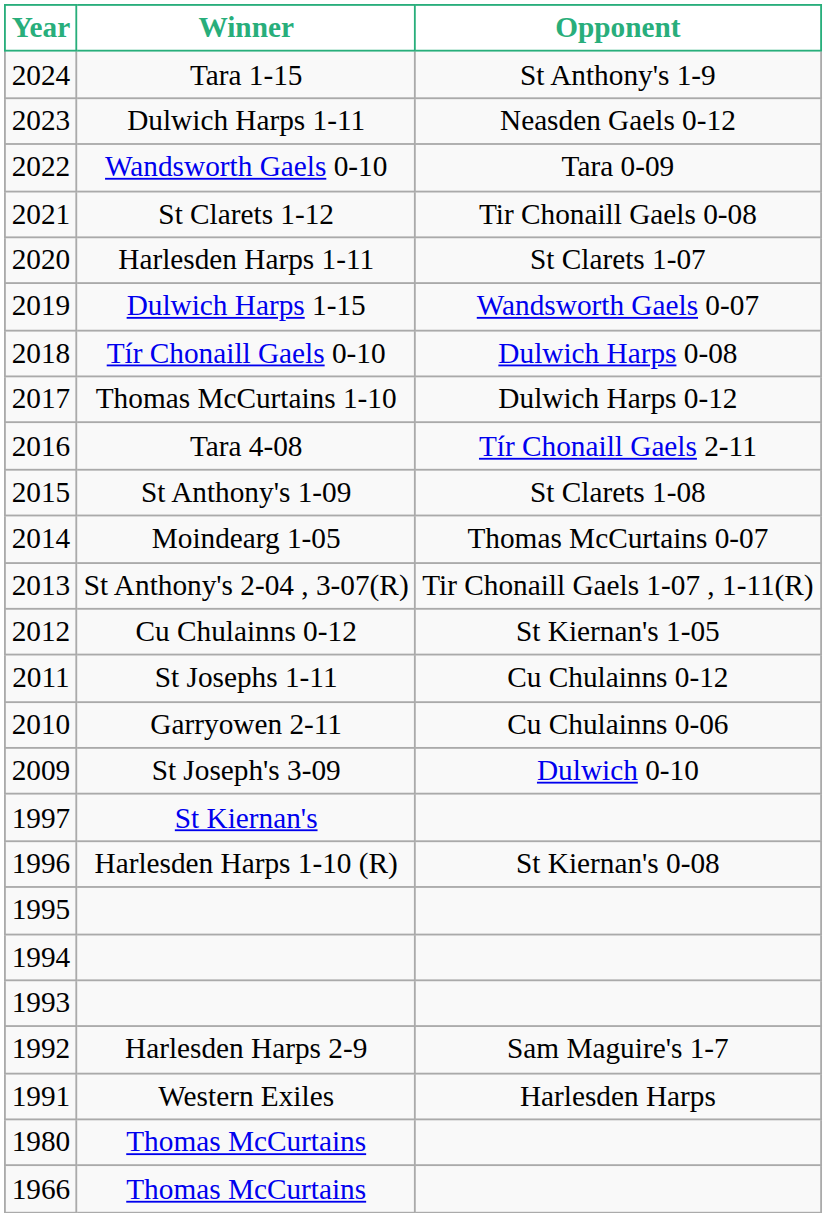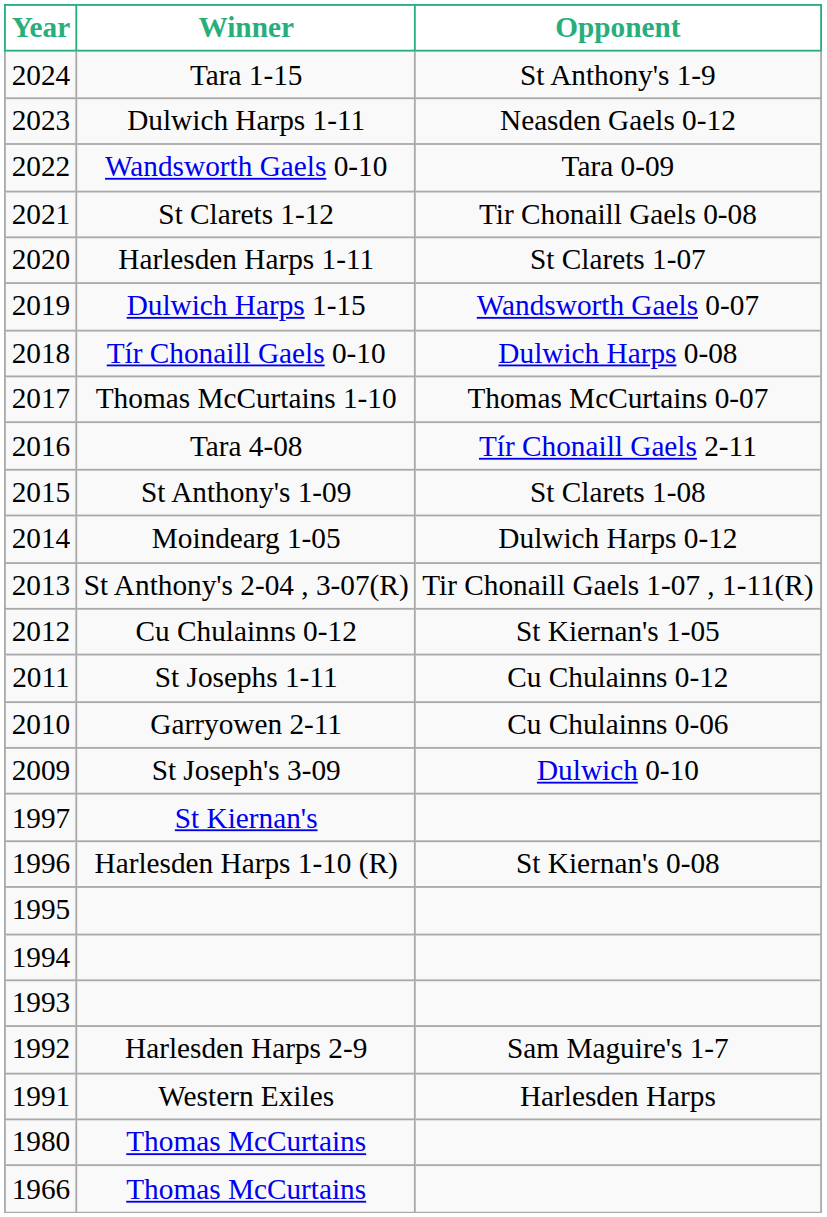(618, 399) Dulwich Harps 0-12 -> (618, 399) Thomas McCurtains 0-07
(618, 538) Thomas McCurtains 0-07 -> (618, 538) Dulwich Harps 0-12
